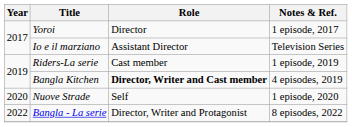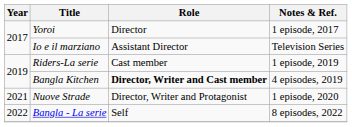(17, 96) 2020 -> (17, 96) 2021
(120, 96) Self -> (179, 96) Director, Writer and Protagonist
(179, 113) Director, Writer and Protagonist -> (120, 113) Self
